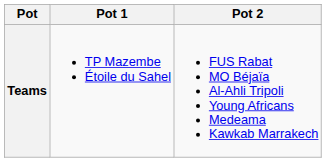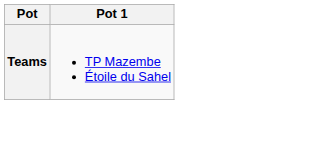- column: (248, 14)
